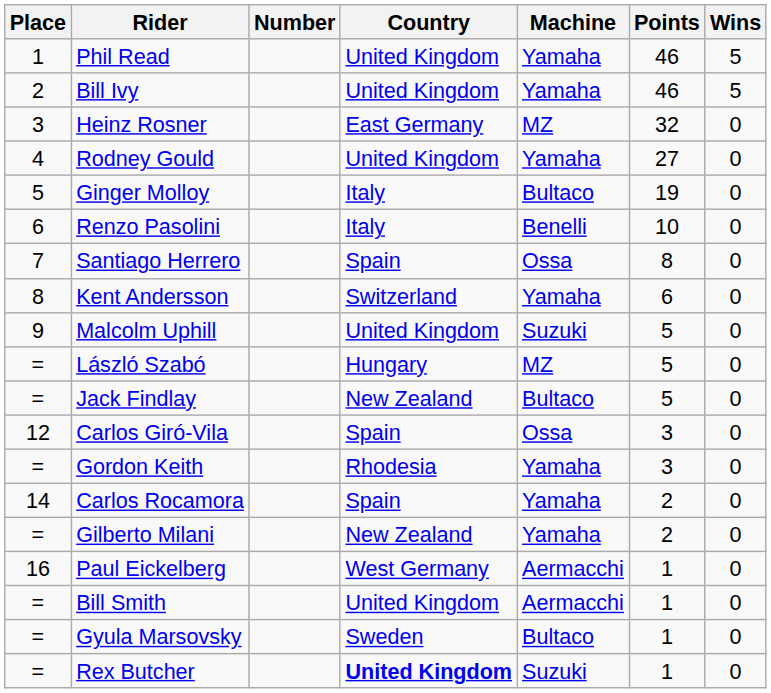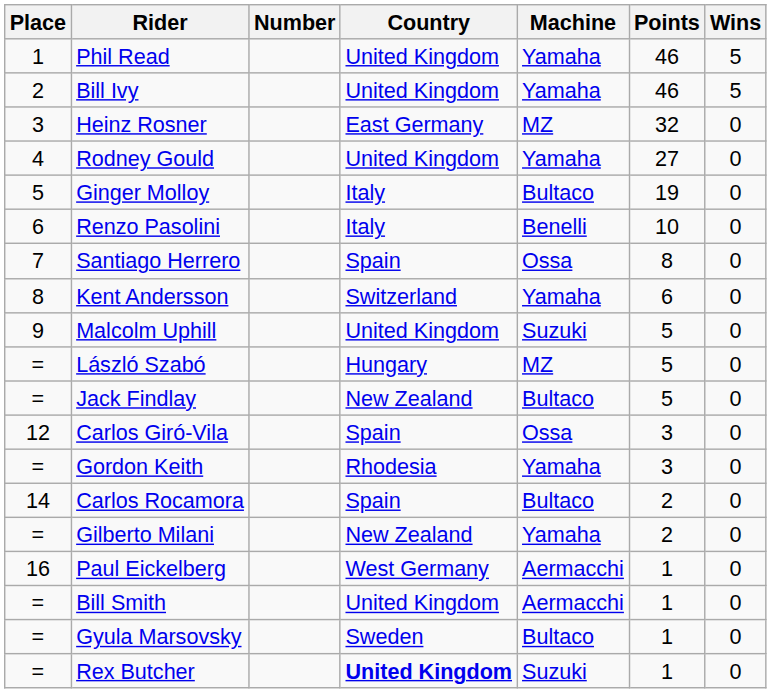(561, 500) Yamaha -> (558, 500) Bultaco
